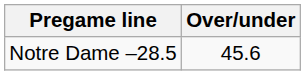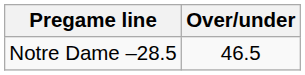(241, 53) 45.6 -> (241, 53) 46.5
